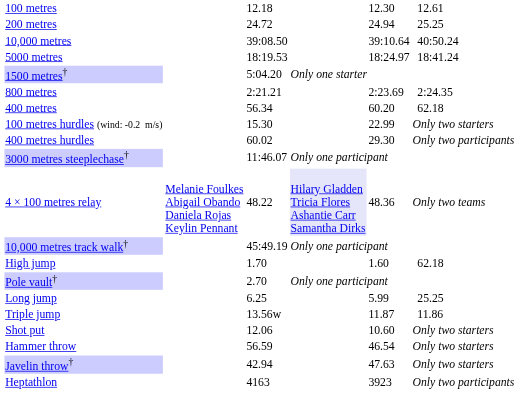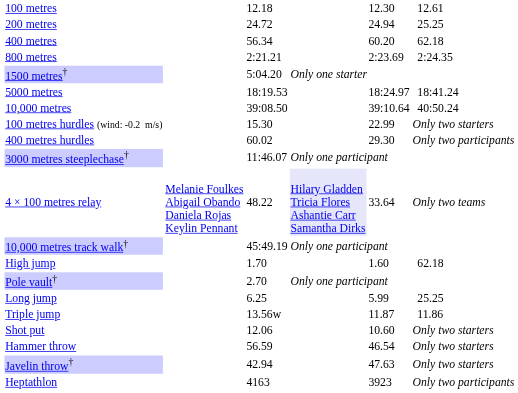rows swapped: (31, 108) <-> (38, 41)
rows swapped: (31, 92) <-> (34, 57)
(382, 202) 48.36 -> (382, 202) 33.64
